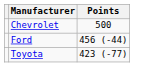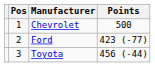+ column: (19, 12)
(103, 41) 456 (-44) -> (124, 41) 423 (-77)
(103, 55) 423 (-77) -> (124, 55) 456 (-44)
